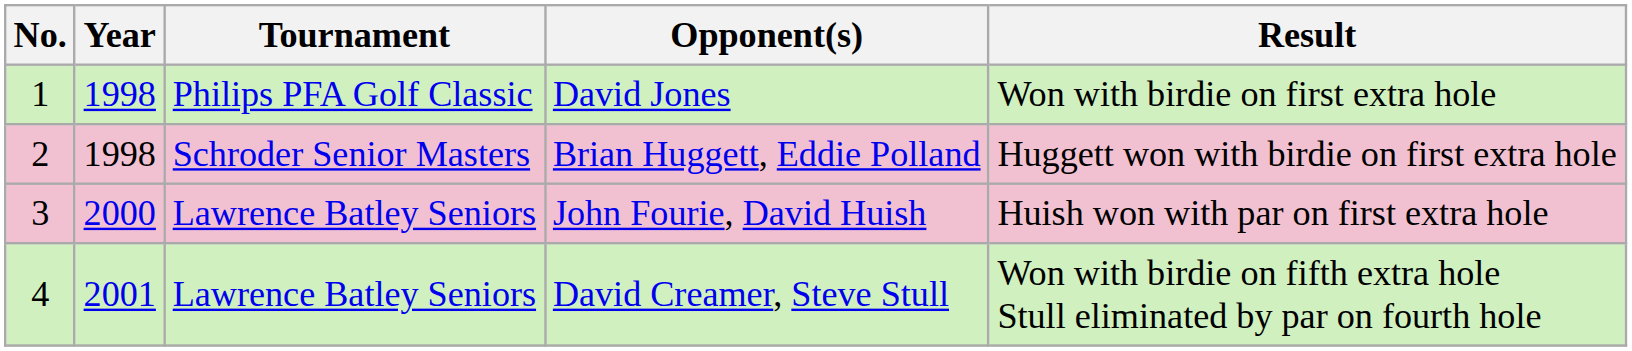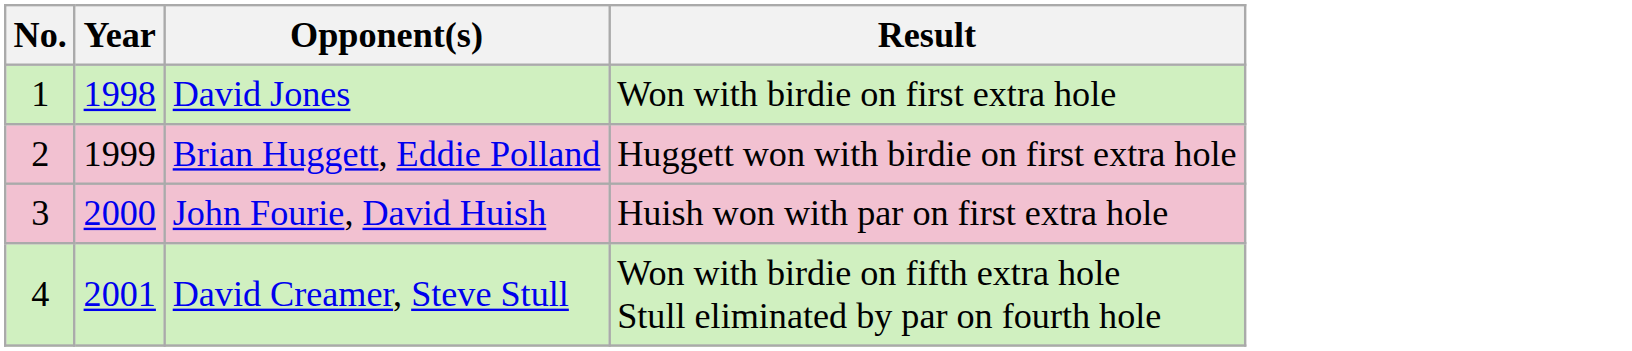- column: (354, 34)
(120, 153) 1998 -> (120, 153) 1999
